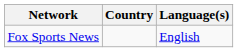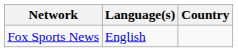columns swapped: (129, 15) <-> (194, 15)
